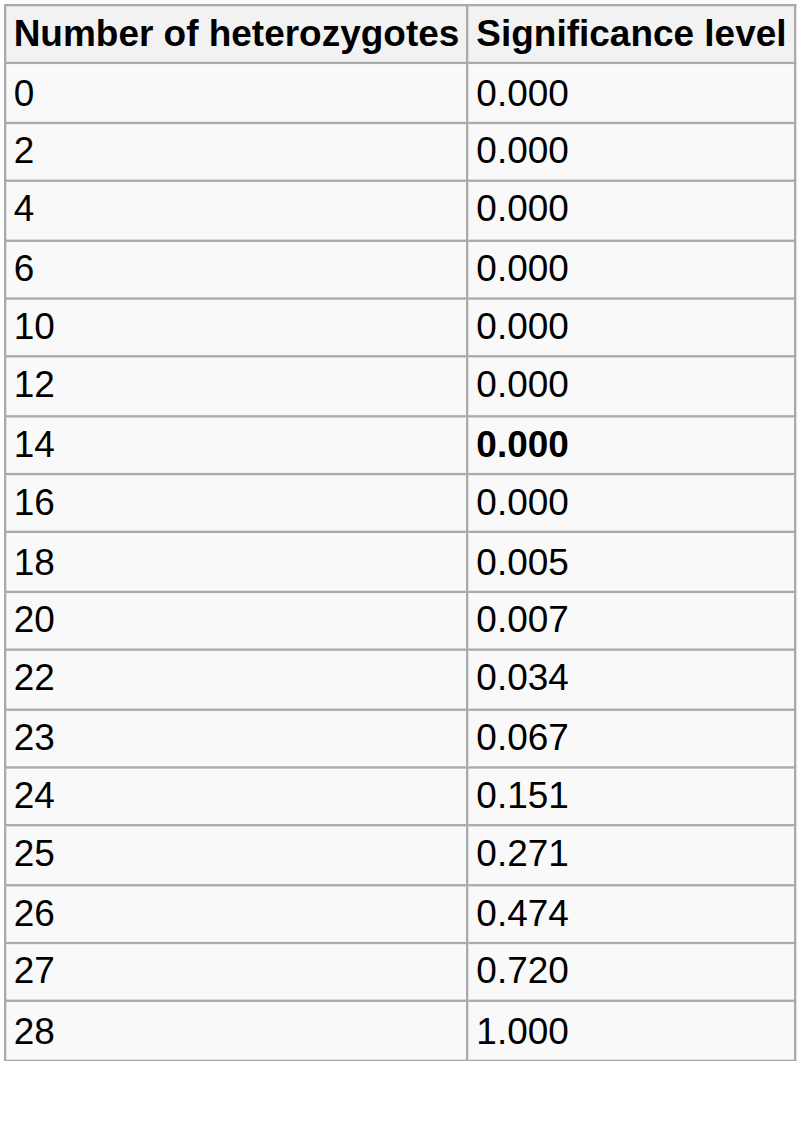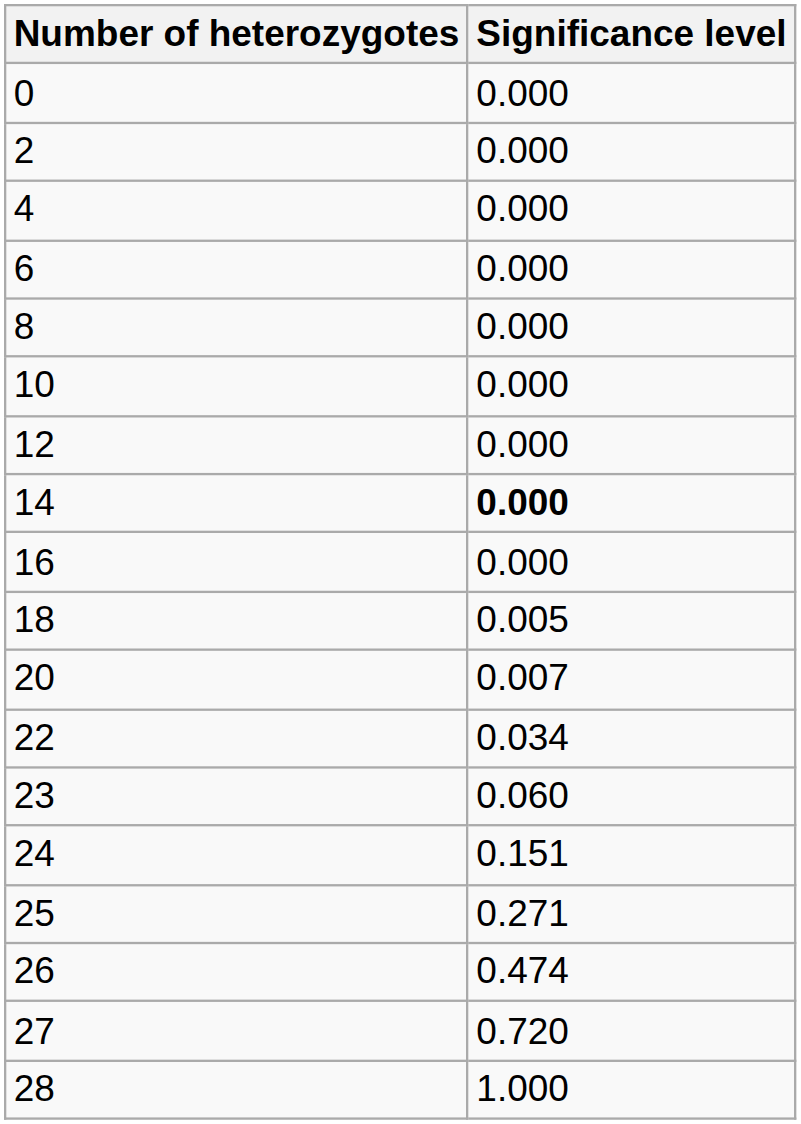+ row: (24, 326)
(523, 737) 0.067 -> (523, 795) 0.060
